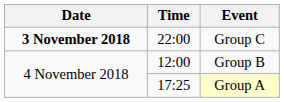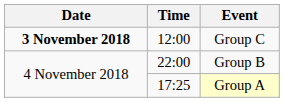(174, 39) 22:00 -> (174, 39) 12:00
(174, 62) 12:00 -> (174, 62) 22:00
